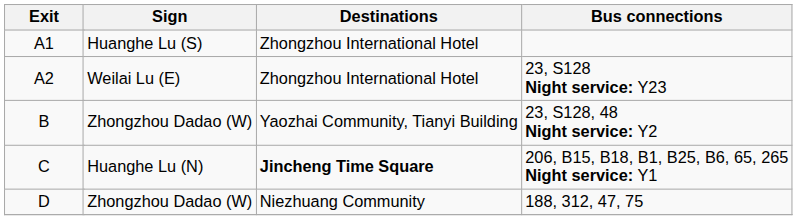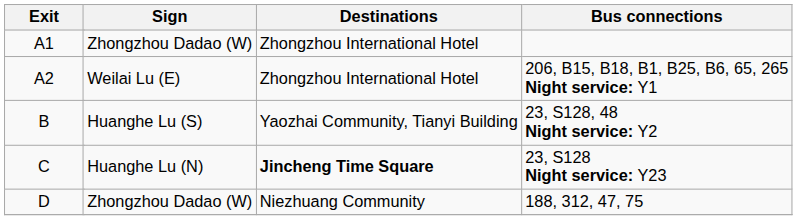(145, 43) Huanghe Lu (S) -> (170, 43) Zhongzhou Dadao (W)
(596, 78) 23, S128 Night service: Y23 -> (657, 78) 206, B15, B18, B1, B25, B6, 65, 265 Night service: Y1
(170, 122) Zhongzhou Dadao (W) -> (145, 122) Huanghe Lu (S)
(657, 166) 206, B15, B18, B1, B25, B6, 65, 265 Night service: Y1 -> (596, 166) 23, S128 Night service: Y23
